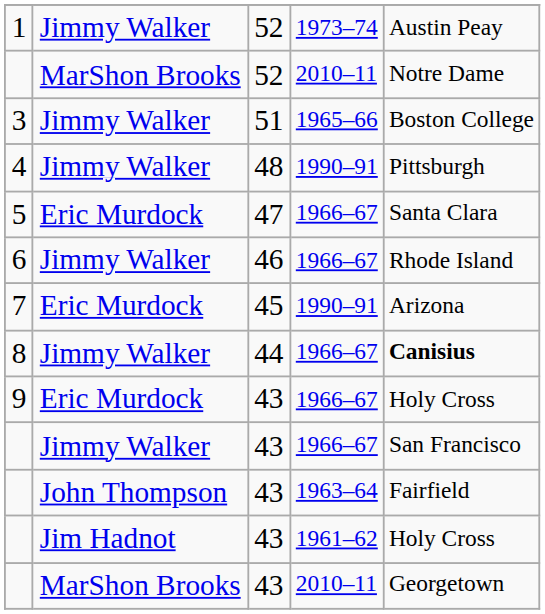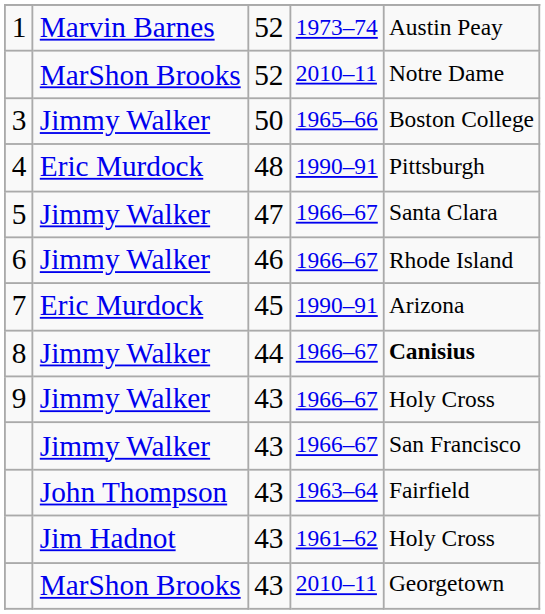(125, 27) Jimmy Walker -> (127, 27) Marvin Barnes
(269, 120) 51 -> (269, 120) 50
(125, 167) Jimmy Walker -> (122, 167) Eric Murdock
(122, 213) Eric Murdock -> (125, 213) Jimmy Walker
(122, 399) Eric Murdock -> (125, 399) Jimmy Walker
